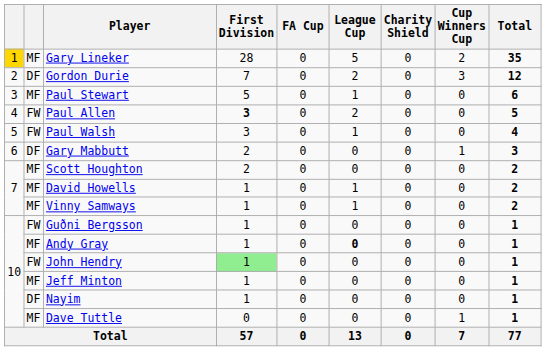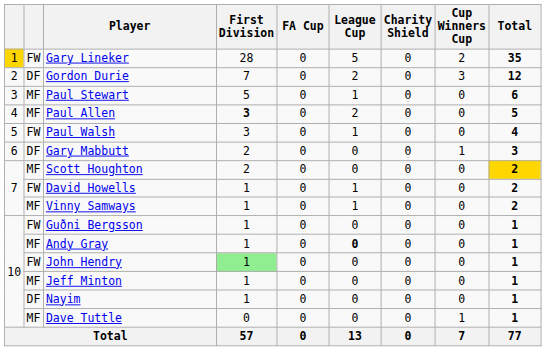(33, 59) MF -> (33, 59) FW
(33, 114) FW -> (33, 114) MF
(515, 170) no background -> (515, 170) gold background
(33, 188) MF -> (33, 188) FW
